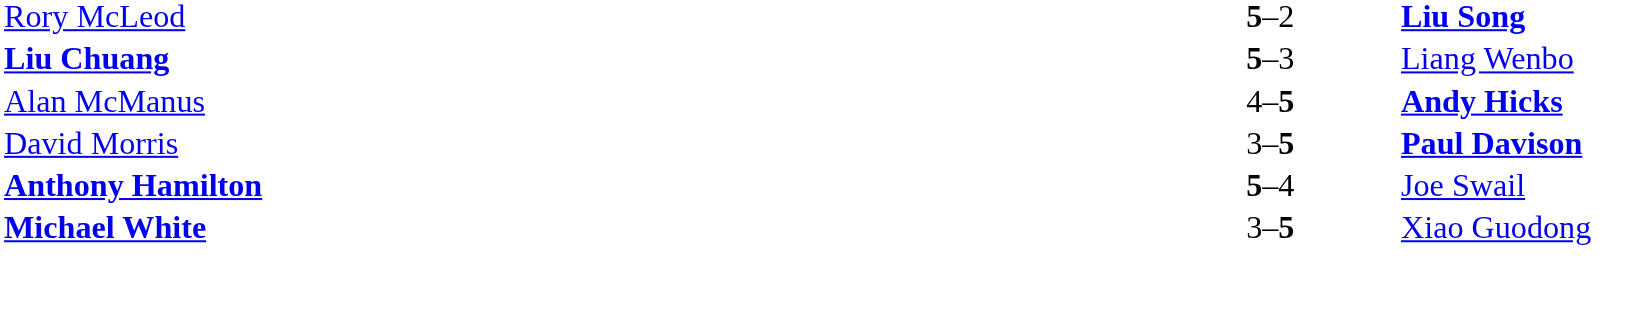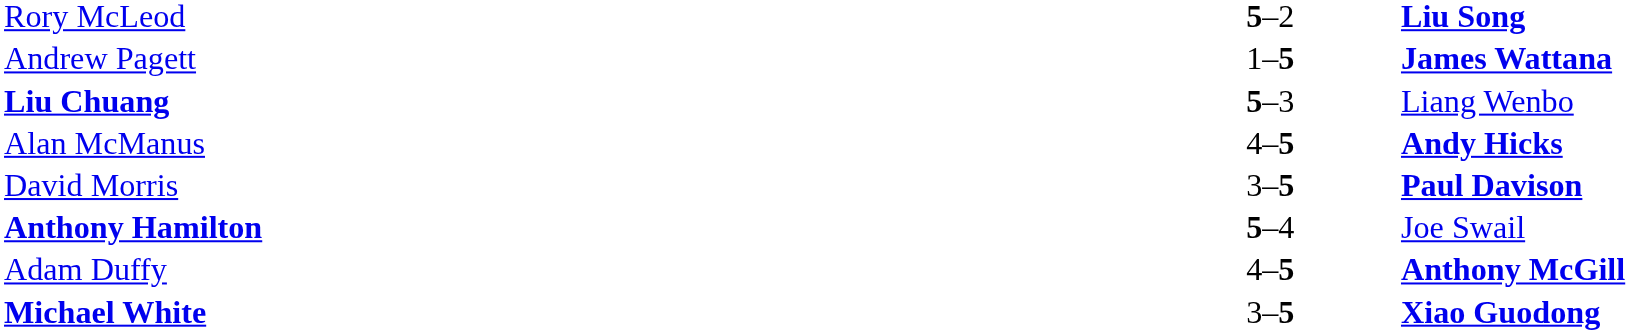+ row: (100, 58)
+ row: (85, 269)
(1496, 227) normal -> (1501, 312) bold
